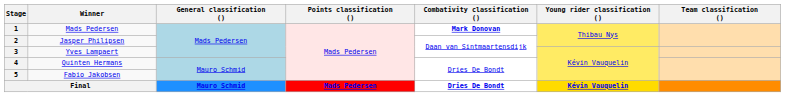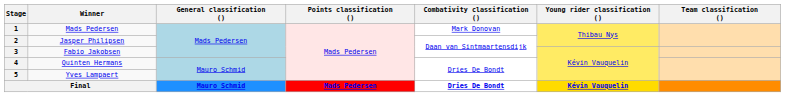(476, 29) bold -> (476, 29) normal
(92, 52) Yves Lampaert -> (92, 52) Fabio Jakobsen
(92, 75) Fabio Jakobsen -> (92, 75) Yves Lampaert
